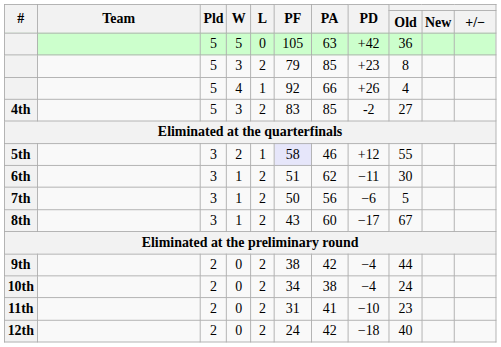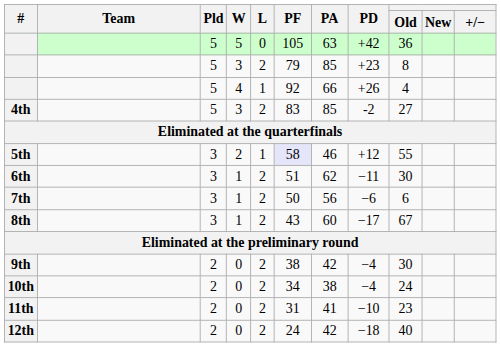(406, 198) 5 -> (406, 198) 6
(406, 264) 44 -> (406, 264) 30
